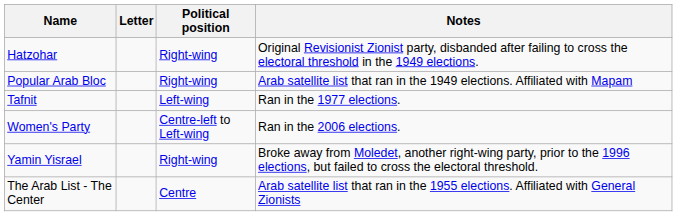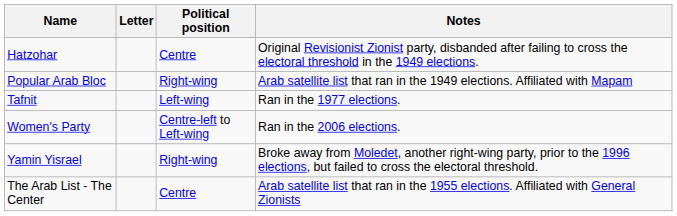(188, 54) Right-wing -> (178, 54) Centre
